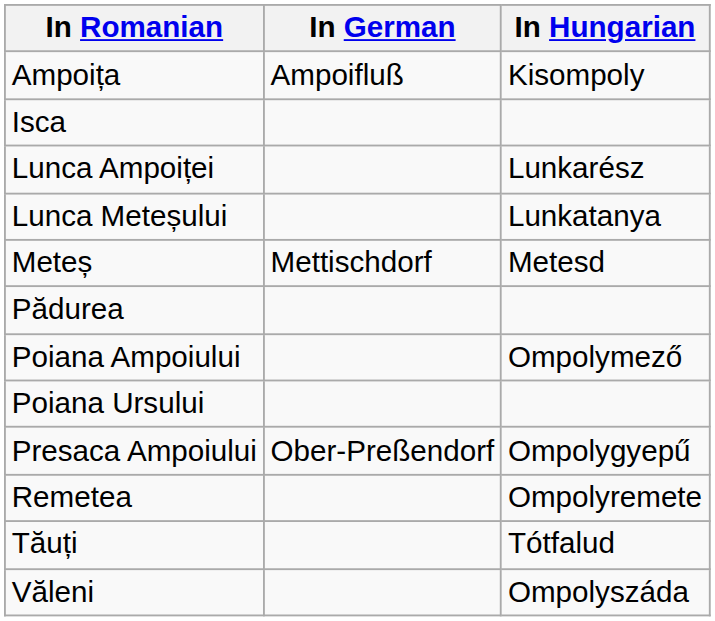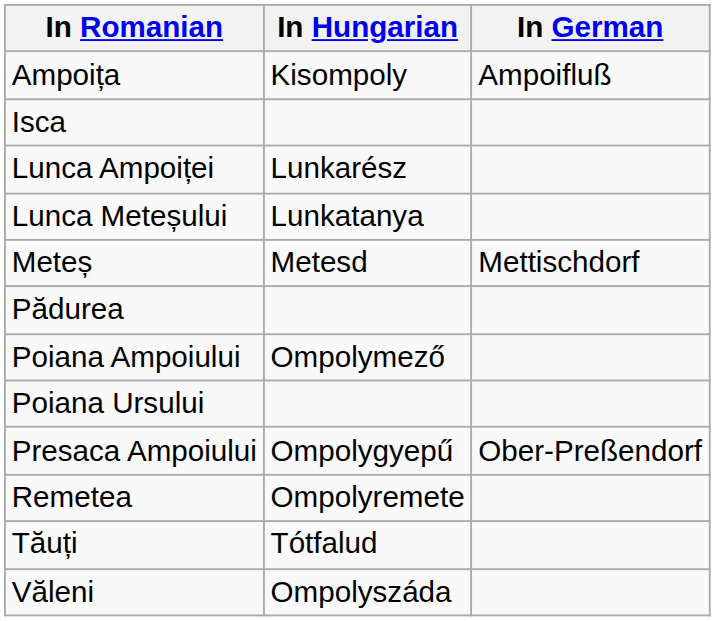columns swapped: (382, 27) <-> (605, 27)
